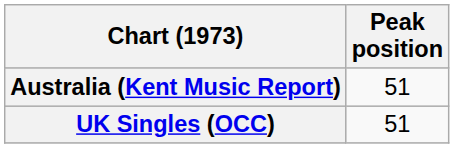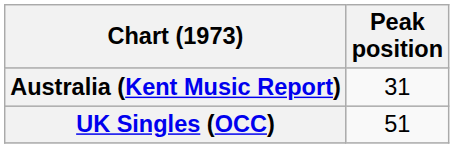(397, 86) 51 -> (397, 86) 31
